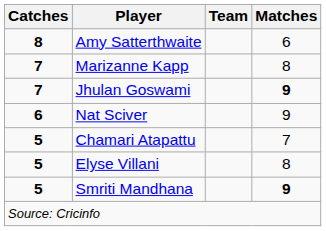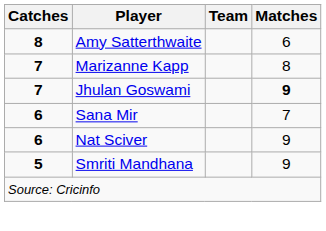+ row: (107, 115)
- row: (136, 139)
- row: (117, 164)
(286, 189) bold -> (286, 164) normal
